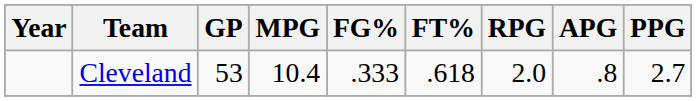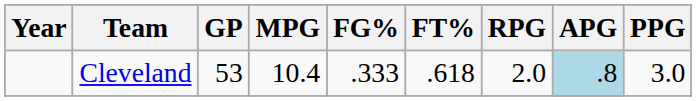(607, 73) no background -> (607, 73) lightblue background
(668, 73) 2.7 -> (668, 73) 3.0
